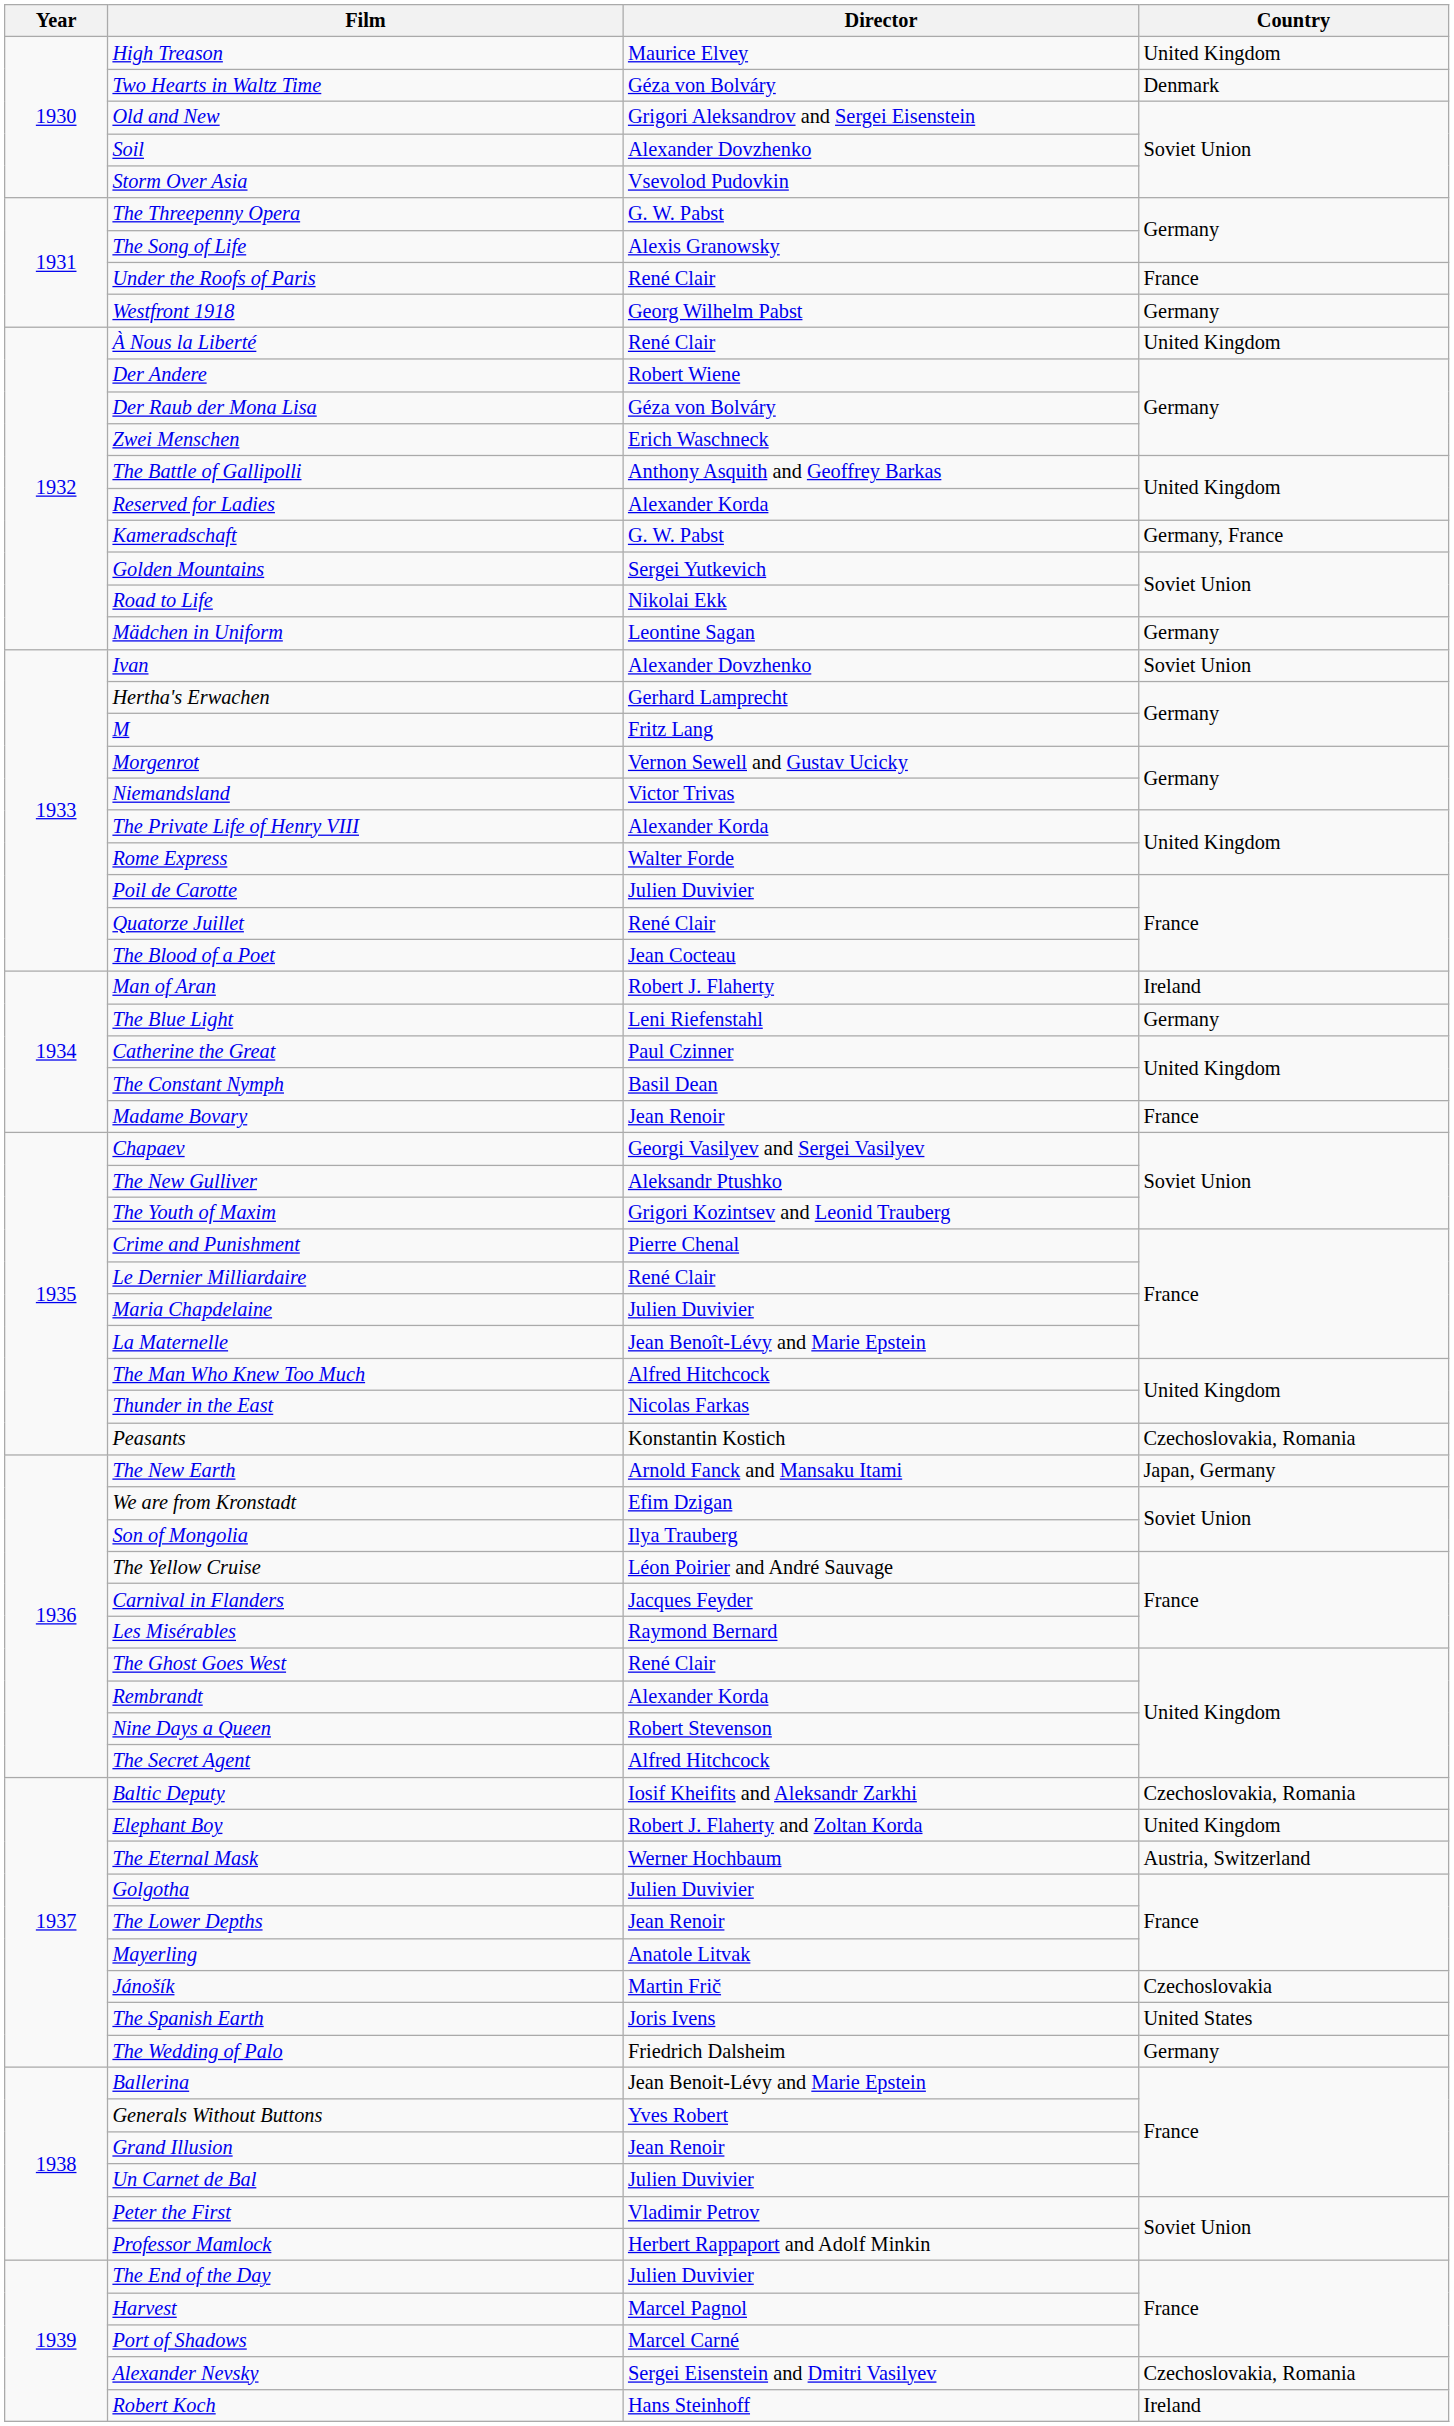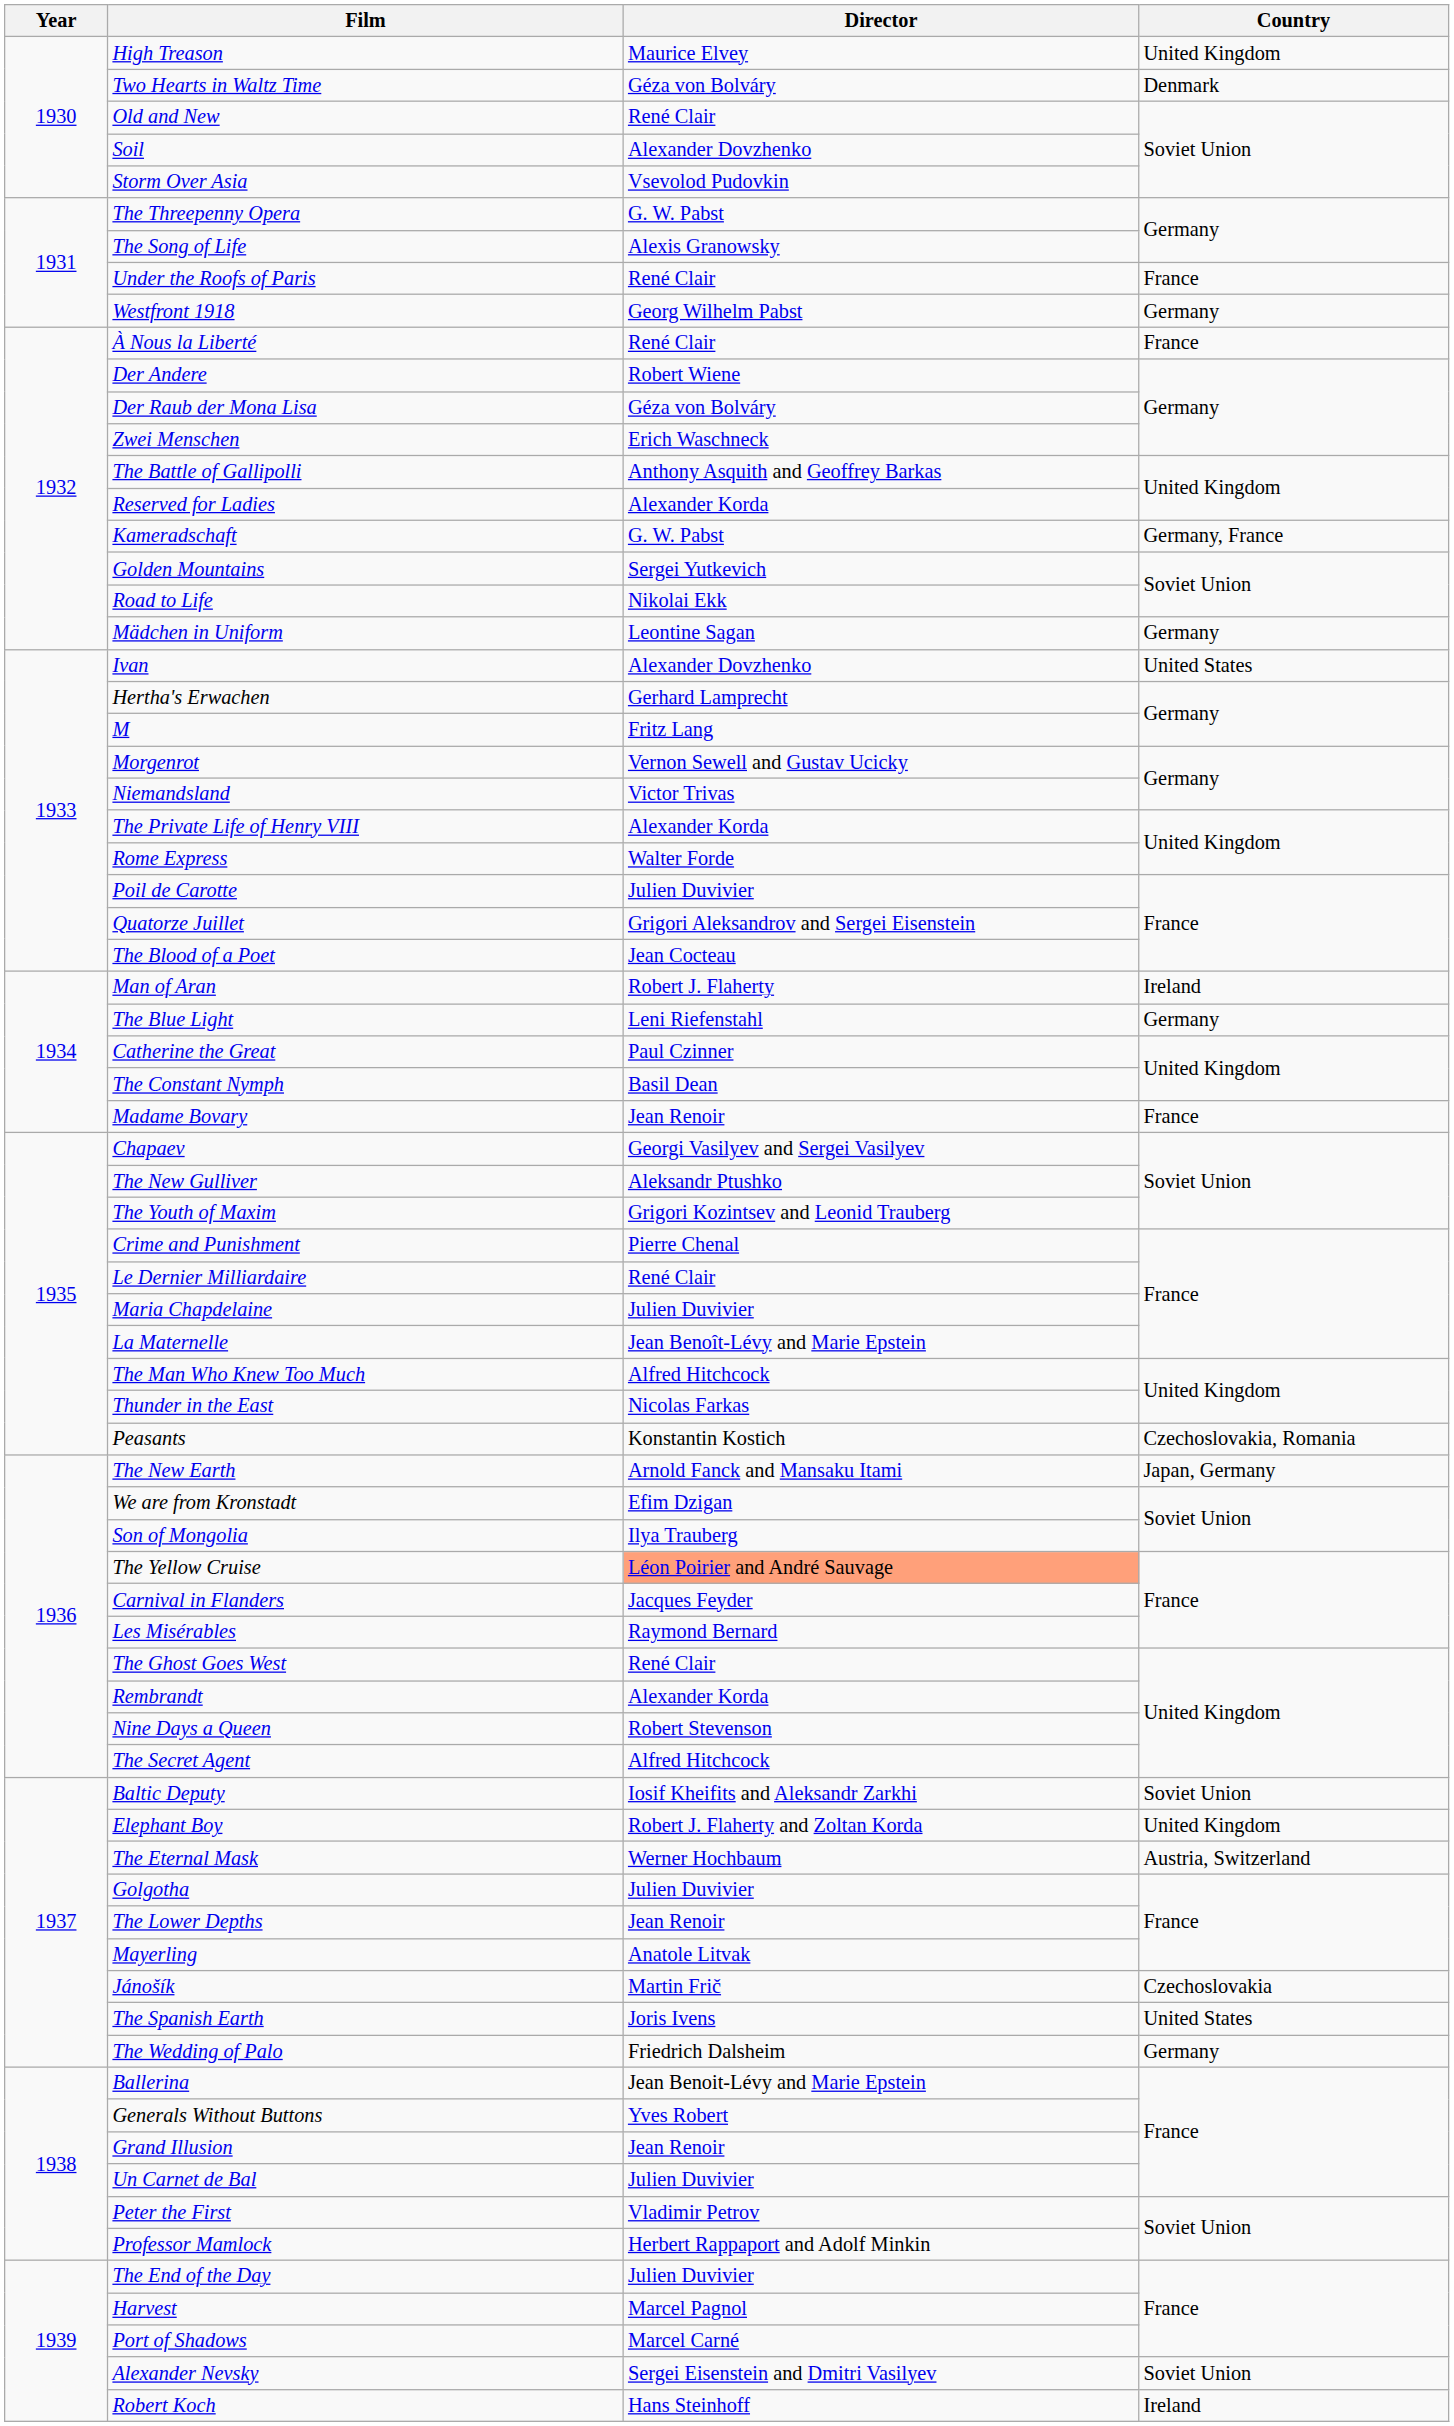(802, 117) Grigori Aleksandrov and Sergei Eisenstein -> (672, 117) René Clair
(1212, 342) United Kingdom -> (1171, 342) France
(1197, 665) Soviet Union -> (1198, 665) United States
(672, 922) René Clair -> (802, 922) Grigori Aleksandrov and Sergei Eisenstein
(761, 1567) no background -> (761, 1567) lightsalmon background
(1250, 1793) Czechoslovakia, Romania -> (1197, 1793) Soviet Union
(1250, 2373) Czechoslovakia, Romania -> (1197, 2373) Soviet Union
